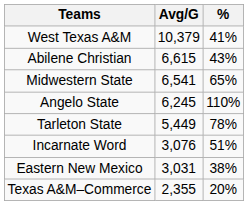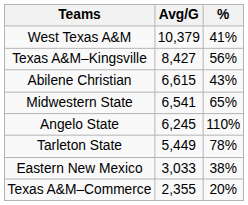+ row: (79, 59)
- row: (79, 146)
(179, 168) 3,031 -> (179, 168) 3,033
